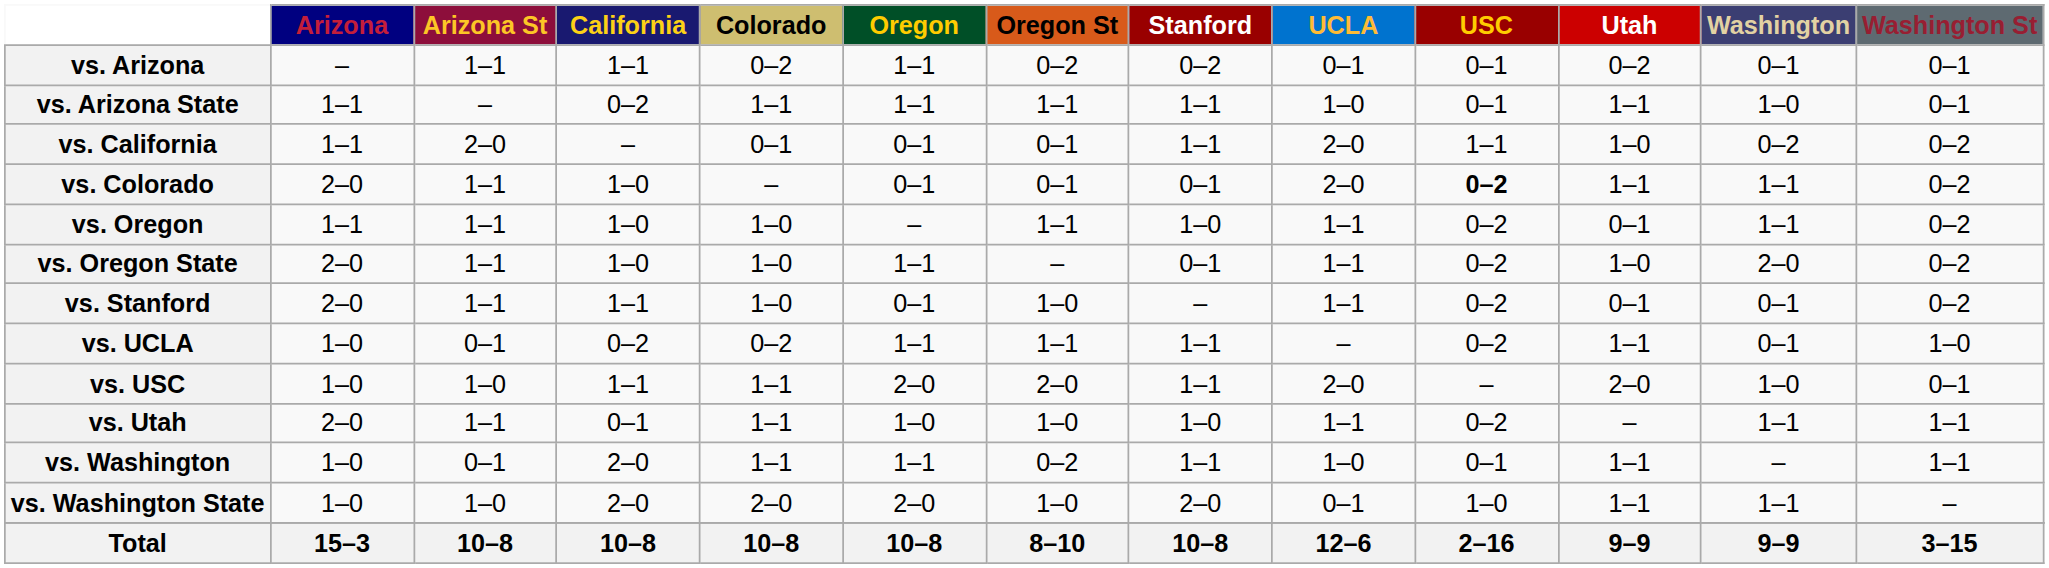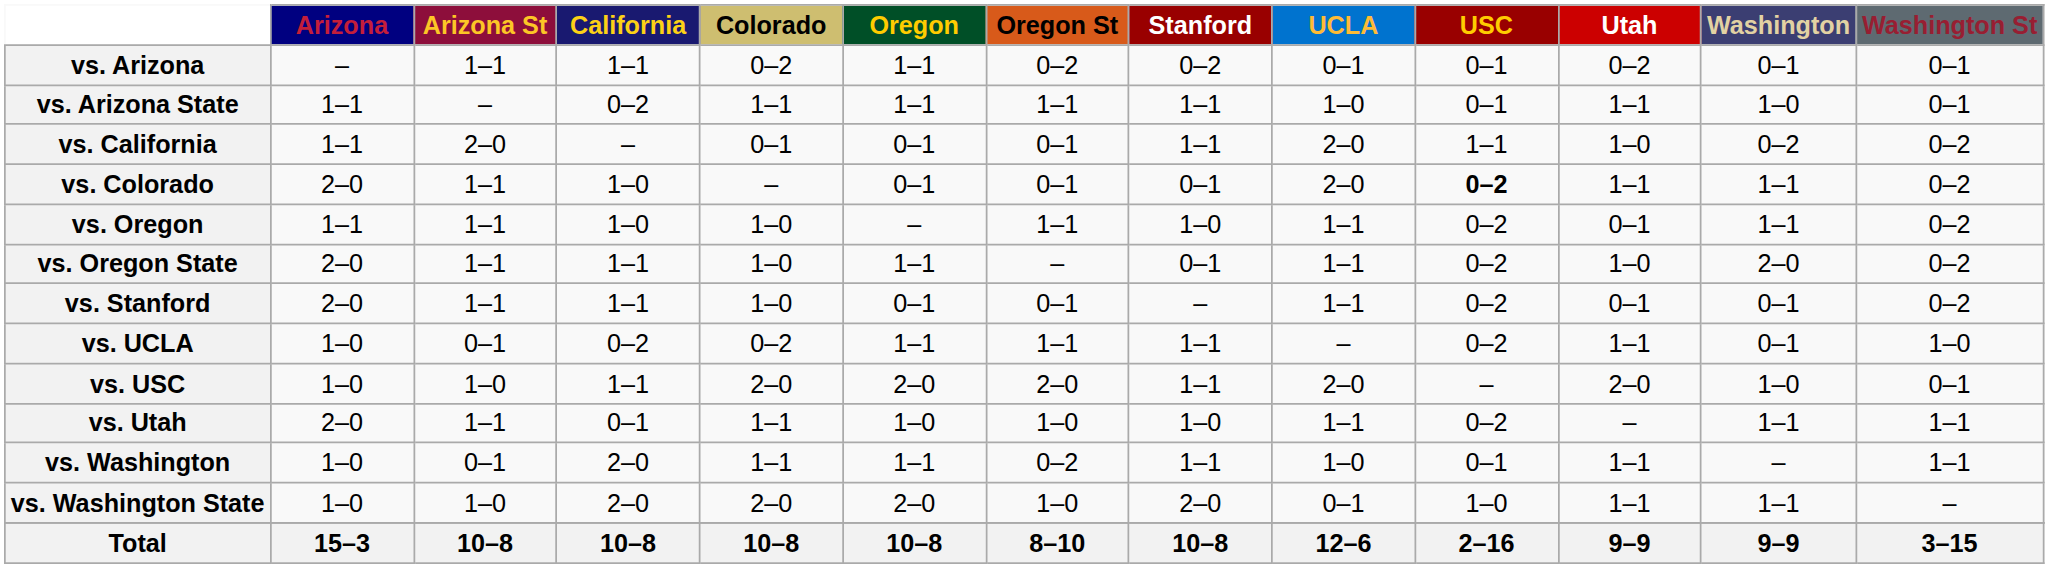(628, 264) 1–0 -> (628, 264) 1–1
(1057, 304) 1–0 -> (1057, 304) 0–1
(771, 383) 1–1 -> (771, 383) 2–0
